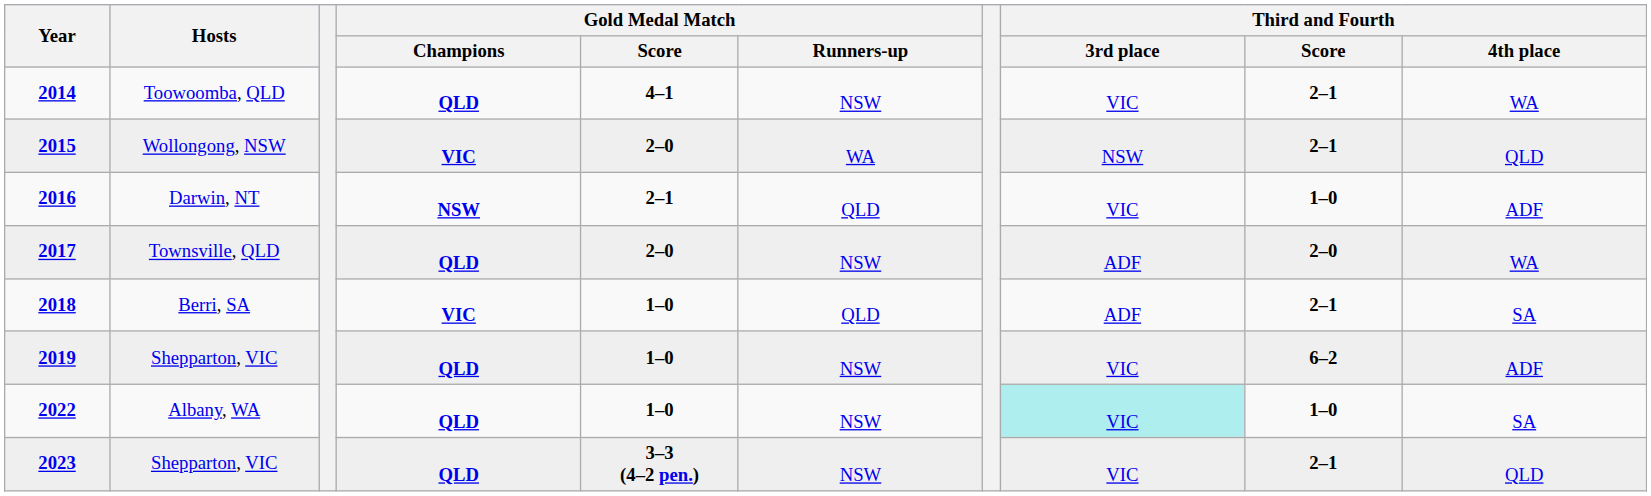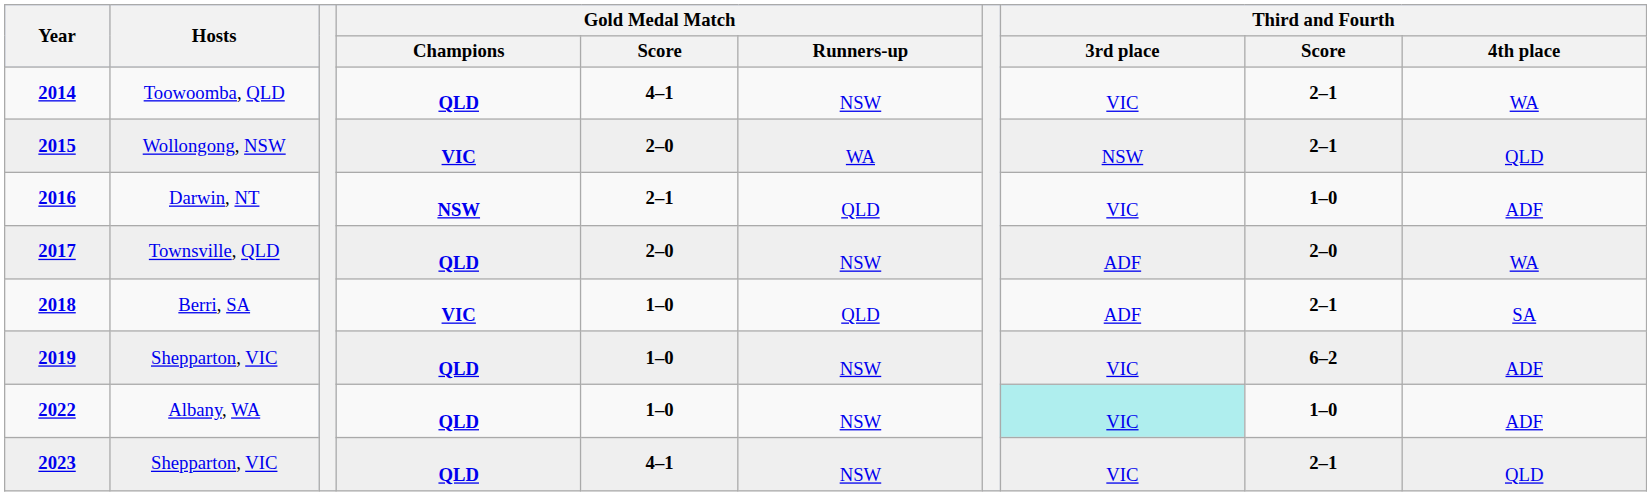(1524, 422) SA -> (1524, 422) ADF
(660, 463) 3–3 (4–2 pen.) -> (660, 463) 4–1
